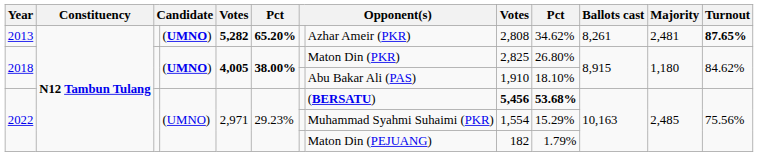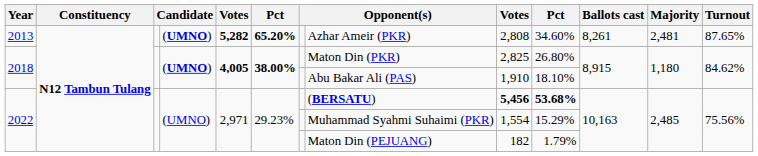(555, 36) 34.62% -> (555, 36) 34.60%
(726, 36) bold -> (725, 36) normal
